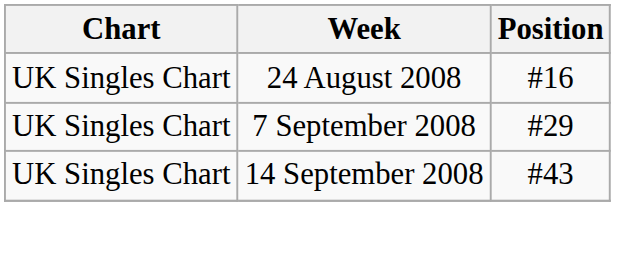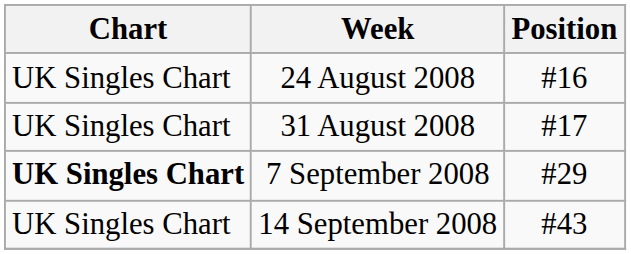+ row: (378, 126)
(121, 126) normal -> (128, 175) bold
